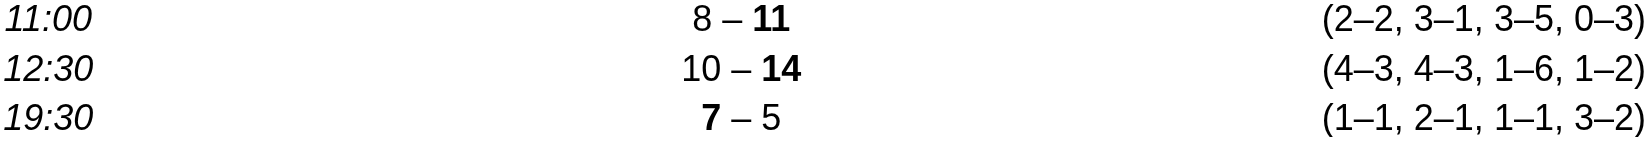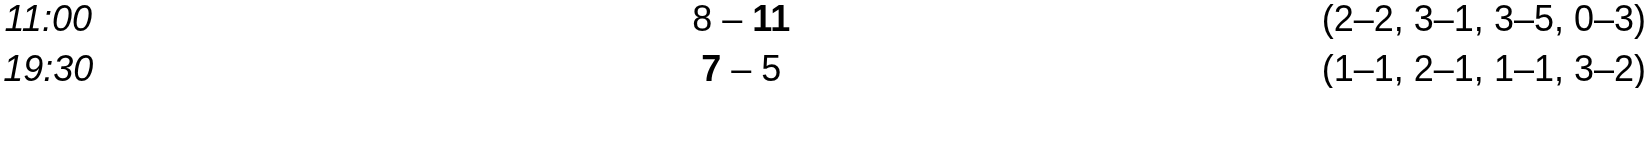- row: (48, 68)
